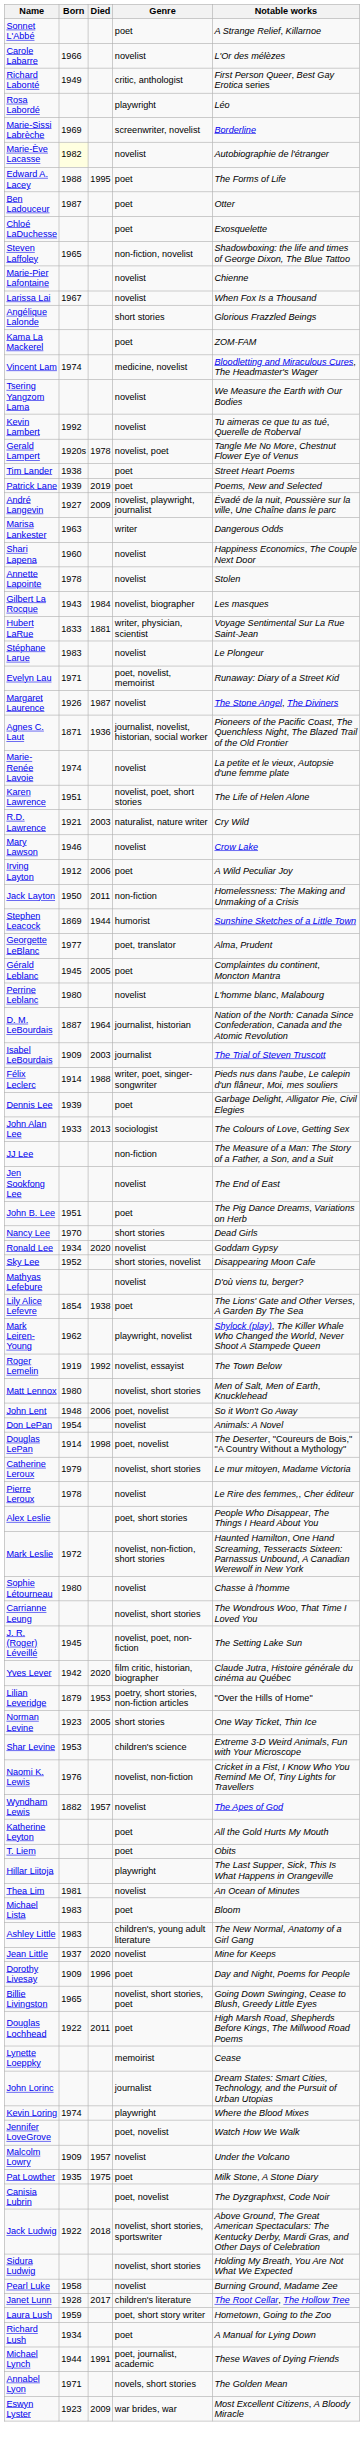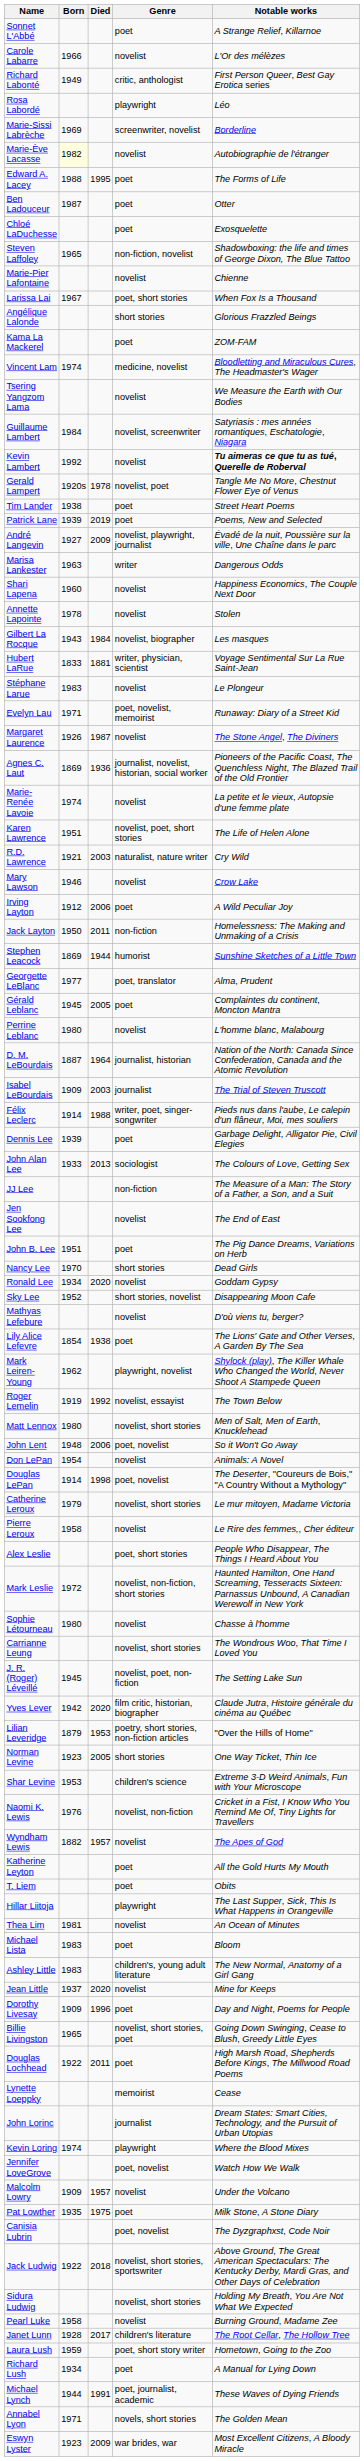(130, 298) novelist -> (151, 298) poet, short stories
+ row: (27, 432)
(272, 426) normal -> (275, 461) bold
(71, 732) 1871 -> (71, 767) 1869
(71, 1494) 1978 -> (71, 1529) 1958
